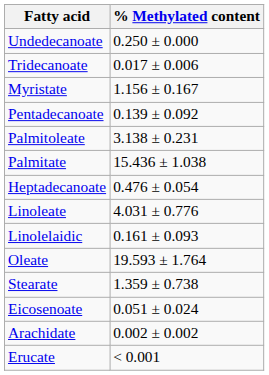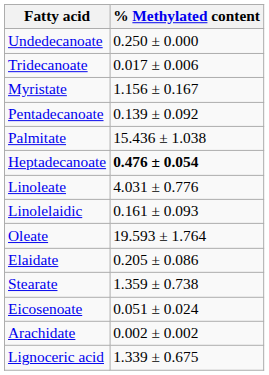- row: (46, 138)
(156, 187) normal -> (156, 162) bold
+ row: (33, 260)
- row: (31, 357)
+ row: (56, 357)
